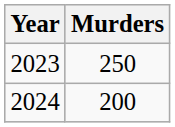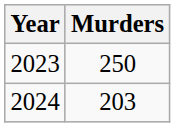(118, 102) 200 -> (118, 102) 203
